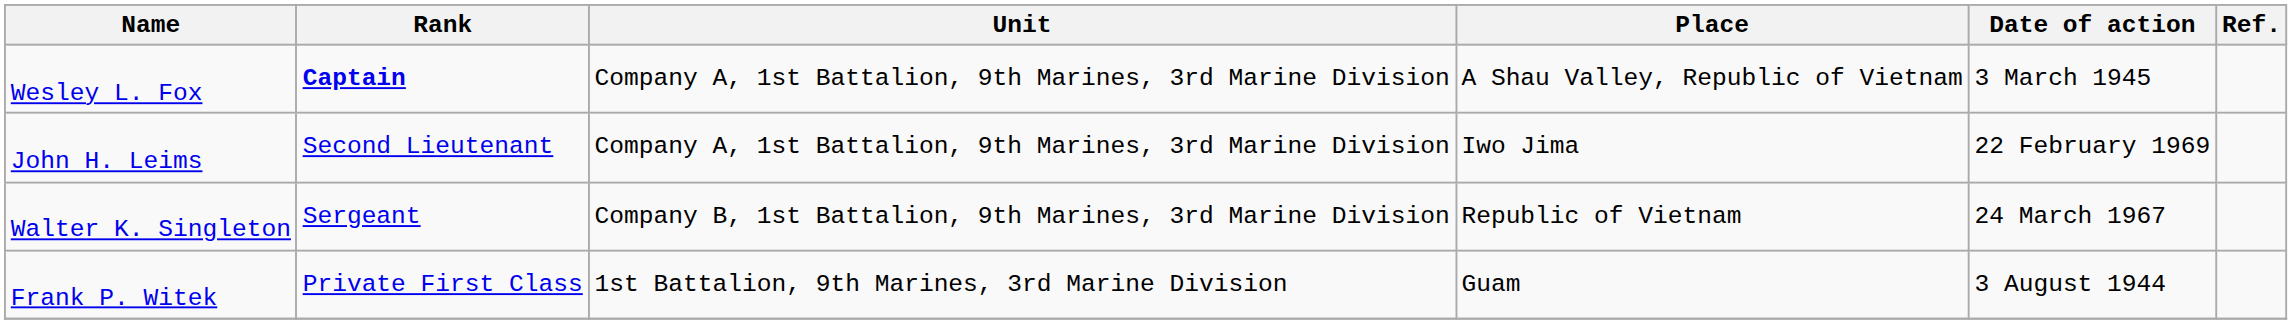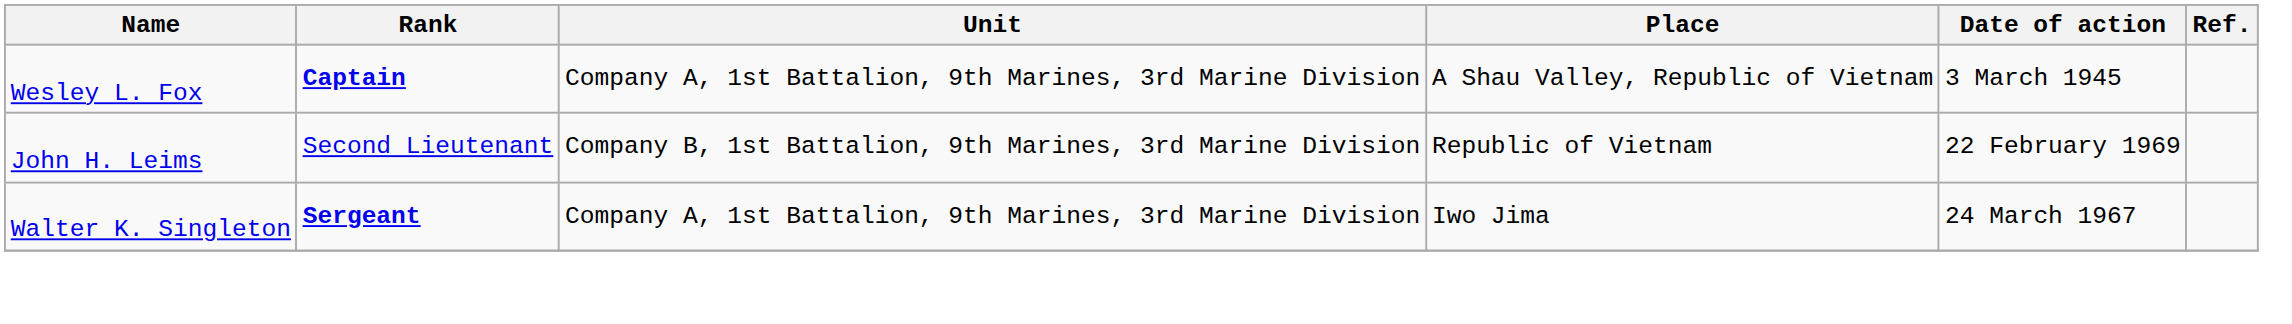(1022, 148) Company A, 1st Battalion, 9th Marines, 3rd Marine Division -> (993, 148) Company B, 1st Battalion, 9th Marines, 3rd Marine Division
(1520, 148) Iwo Jima -> (1572, 148) Republic of Vietnam
(362, 216) normal -> (362, 216) bold
(1022, 216) Company B, 1st Battalion, 9th Marines, 3rd Marine Division -> (993, 216) Company A, 1st Battalion, 9th Marines, 3rd Marine Division
(1601, 216) Republic of Vietnam -> (1491, 216) Iwo Jima
- row: (114, 299)
